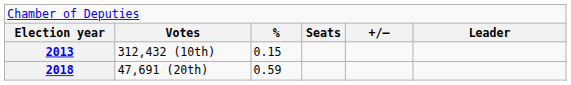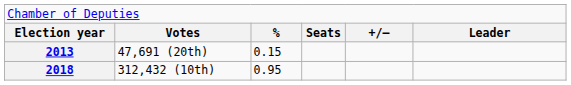(166, 52) 312,432 (10th) -> (163, 52) 47,691 (20th)
(163, 70) 47,691 (20th) -> (166, 70) 312,432 (10th)
(268, 70) 0.59 -> (268, 70) 0.95
